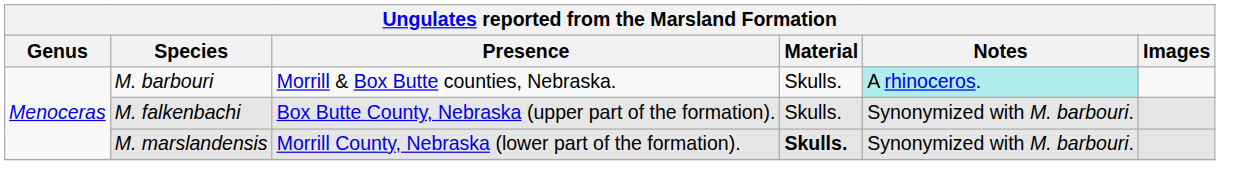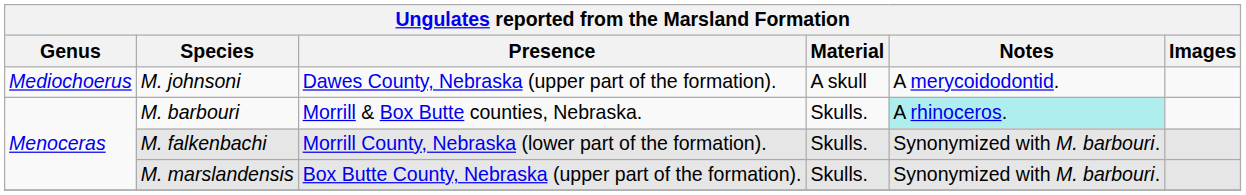+ row: (191, 81)
(526, 112) Box Butte County, Nebraska (upper part of the formation). -> (535, 143) Morrill County, Nebraska (lower part of the formation).
(509, 143) Morrill County, Nebraska (lower part of the formation). -> (552, 174) Box Butte County, Nebraska (upper part of the formation).
(816, 143) bold -> (839, 174) normal
